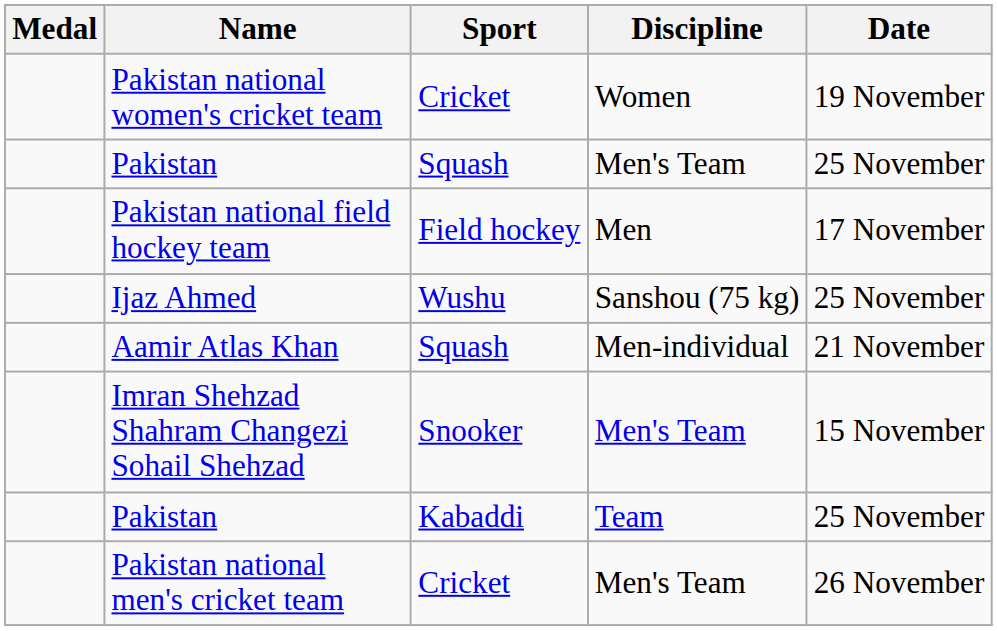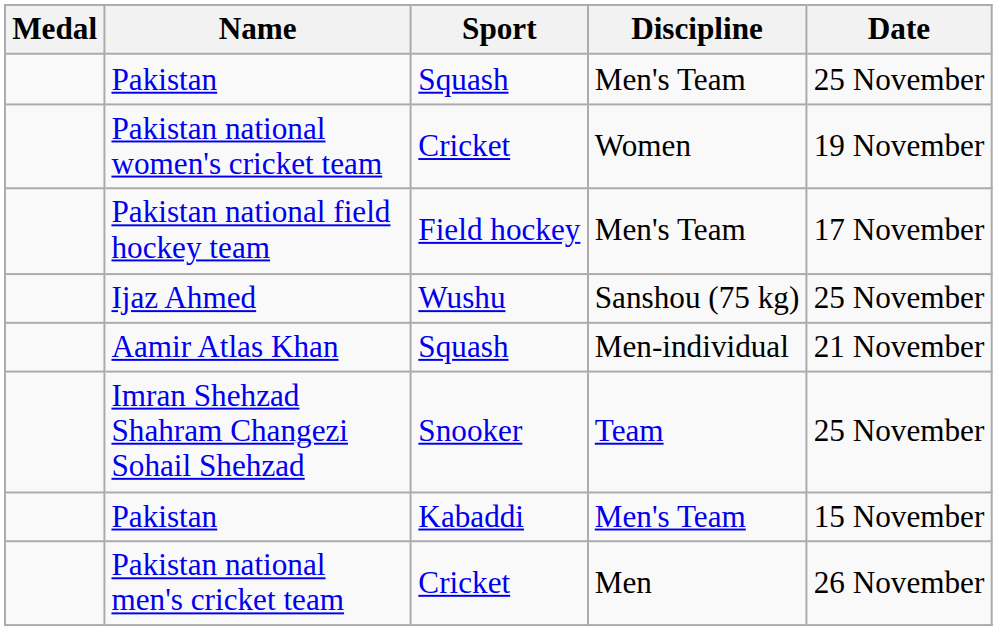rows swapped: (247, 96) <-> (164, 163)
(623, 230) Men -> (670, 230) Men's Team
(670, 431) Men's Team -> (629, 431) Team
(899, 431) 15 November -> (899, 431) 25 November
(629, 516) Team -> (670, 516) Men's Team
(899, 516) 25 November -> (899, 516) 15 November
(670, 583) Men's Team -> (623, 583) Men
